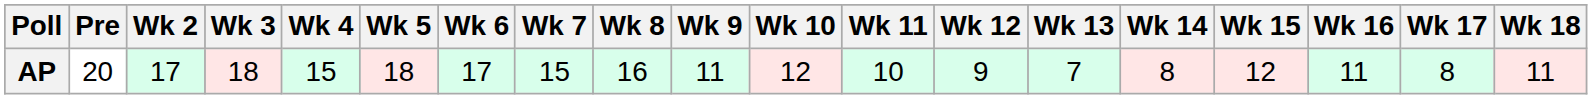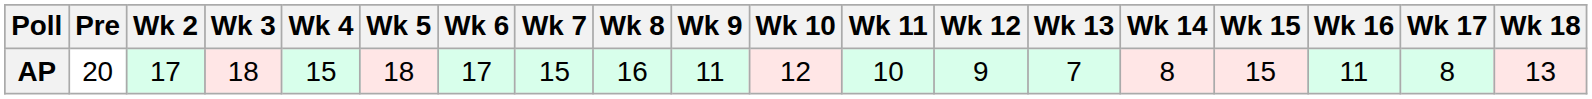(1261, 70) 12 -> (1261, 70) 15
(1541, 70) 11 -> (1541, 70) 13
